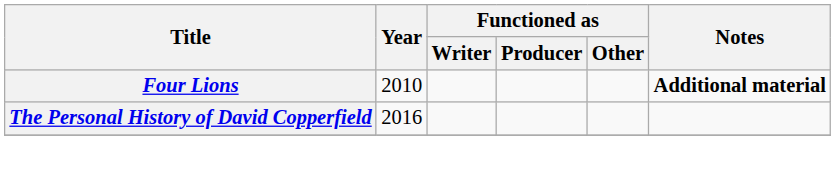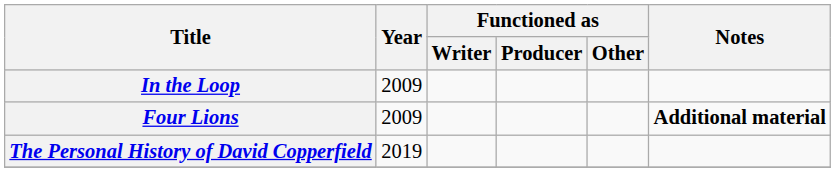+ row: (191, 85)
(402, 85) 2010 -> (402, 118) 2009
(402, 118) 2016 -> (402, 150) 2019
